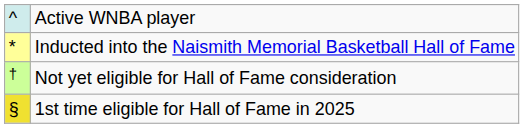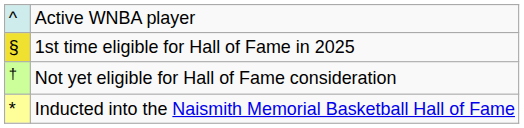rows swapped: (275, 47) <-> (195, 108)
